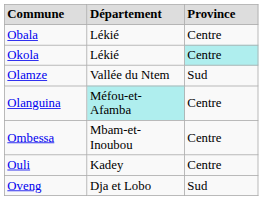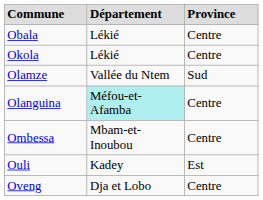(204, 55) paleturquoise background -> (204, 55) no background
(204, 165) Centre -> (196, 165) Est
(197, 185) Sud -> (204, 185) Centre
